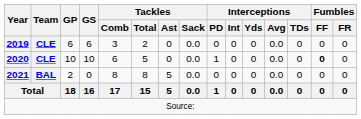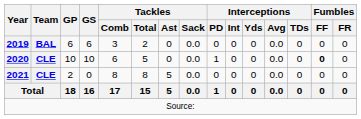(46, 43) CLE -> (46, 43) BAL
(46, 75) BAL -> (46, 75) CLE
